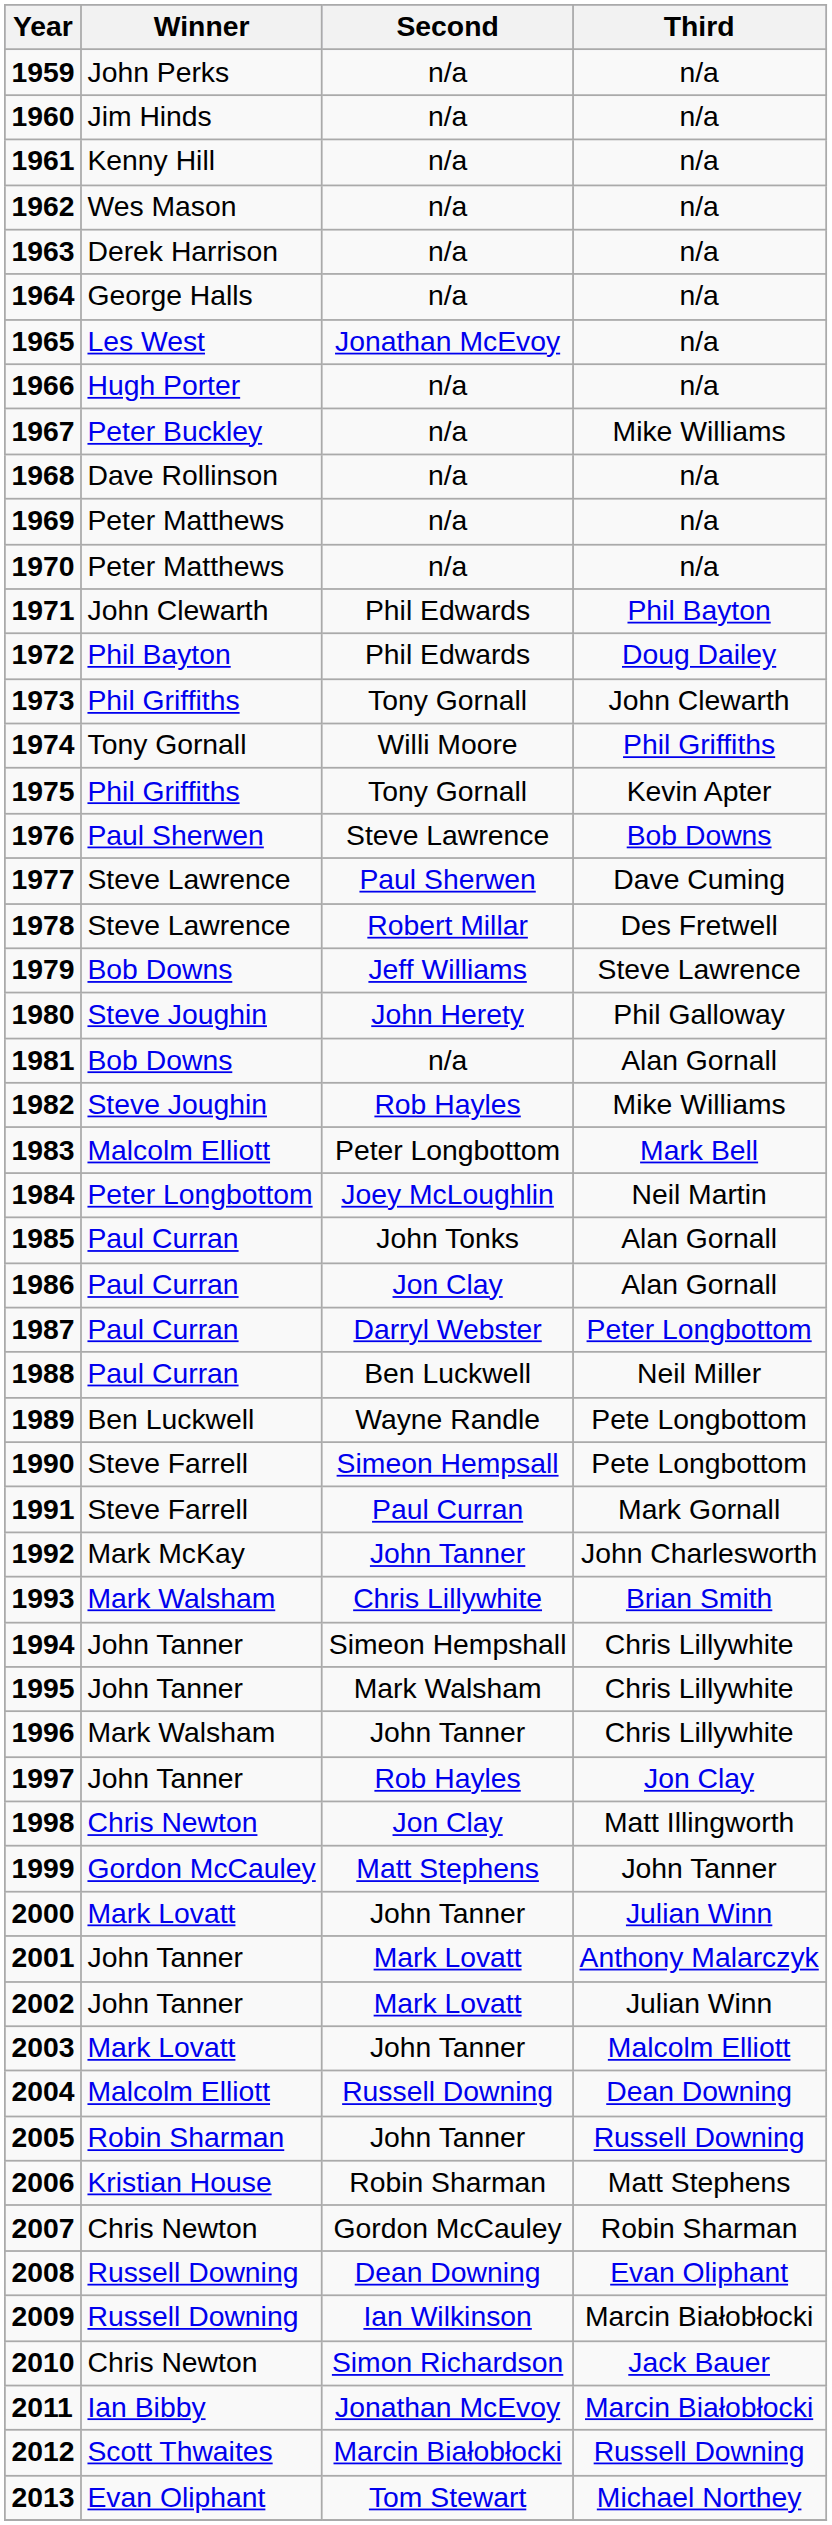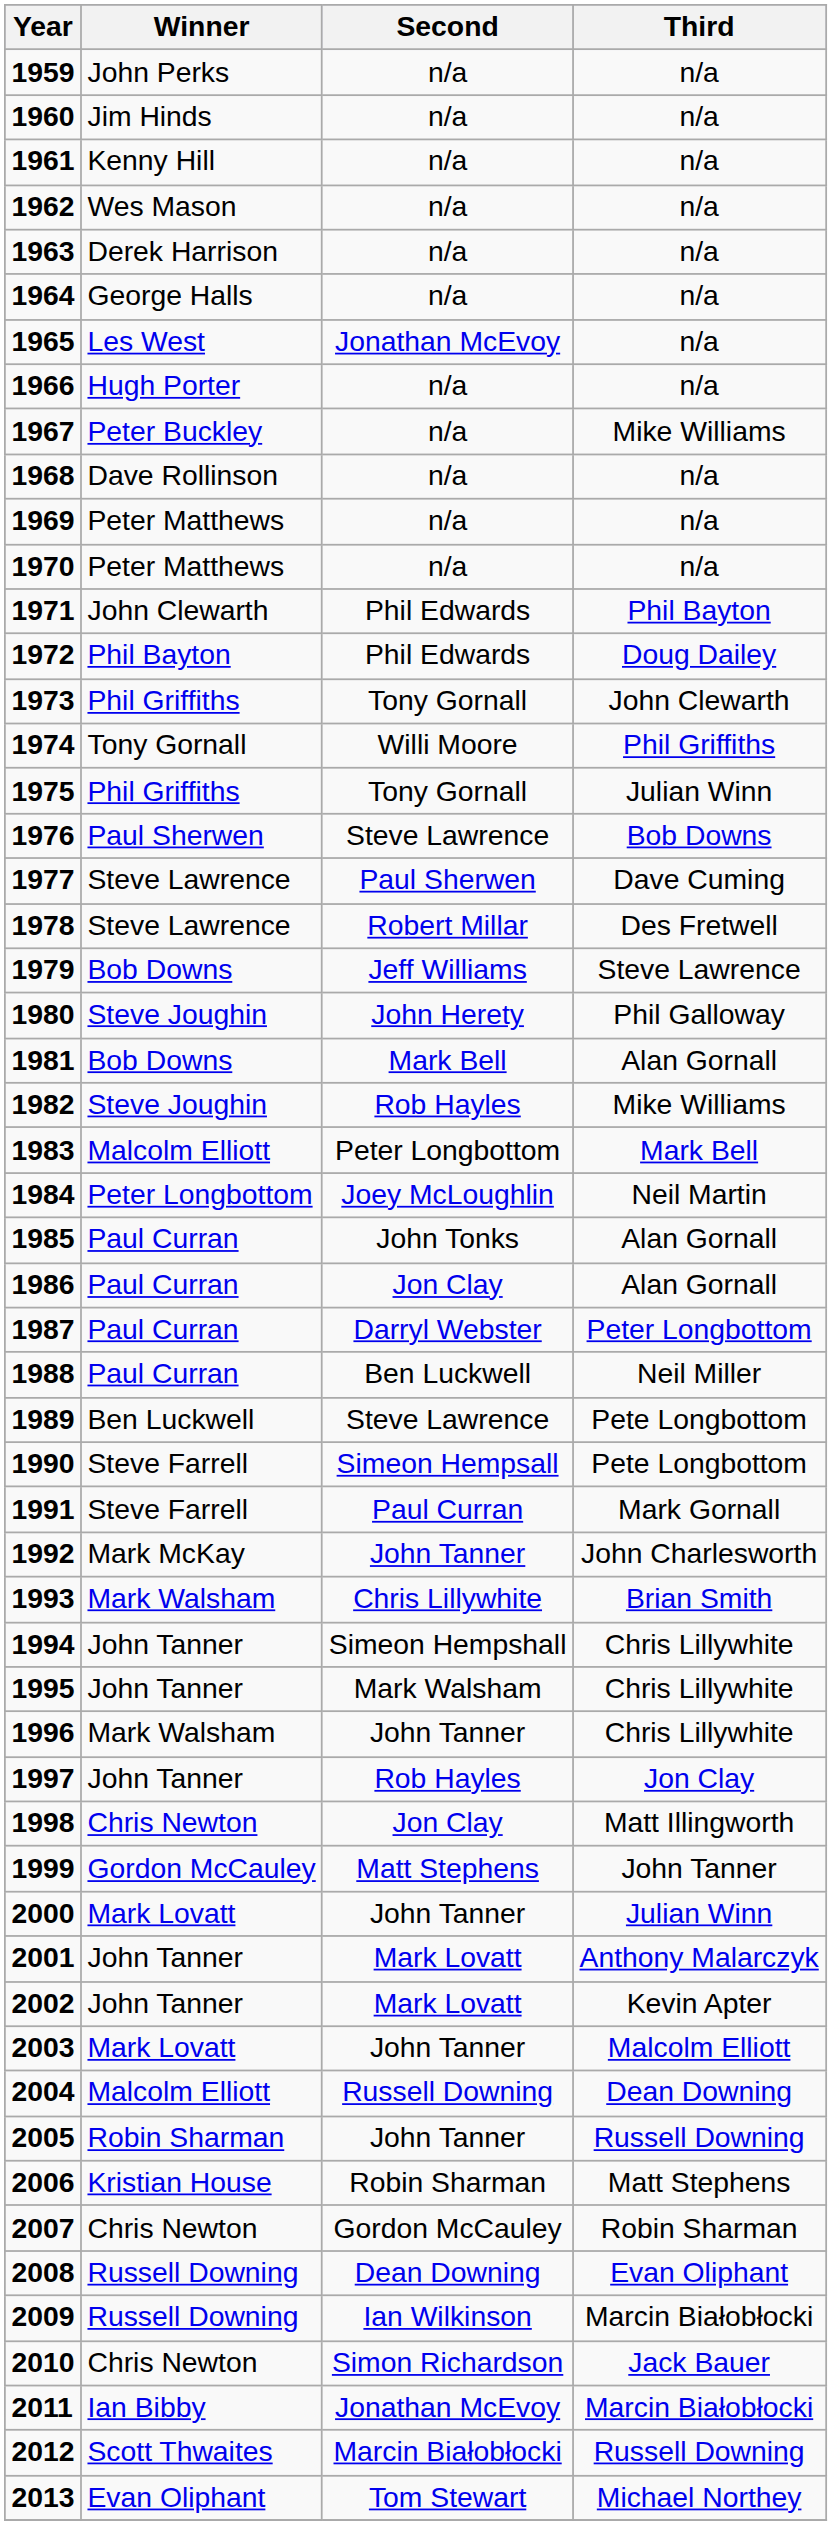(699, 790) Kevin Apter -> (699, 790) Julian Winn
(448, 1059) n/a -> (448, 1059) Mark Bell
(448, 1419) Wayne Randle -> (448, 1419) Steve Lawrence
(699, 2003) Julian Winn -> (699, 2003) Kevin Apter
